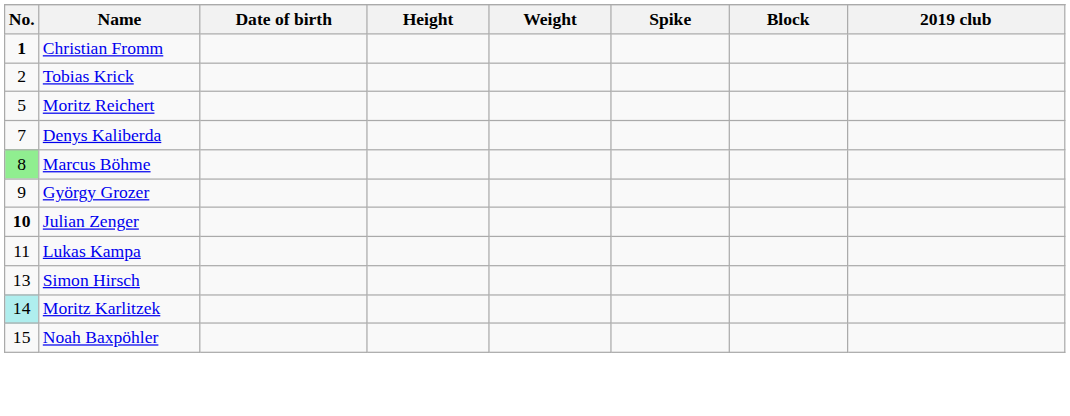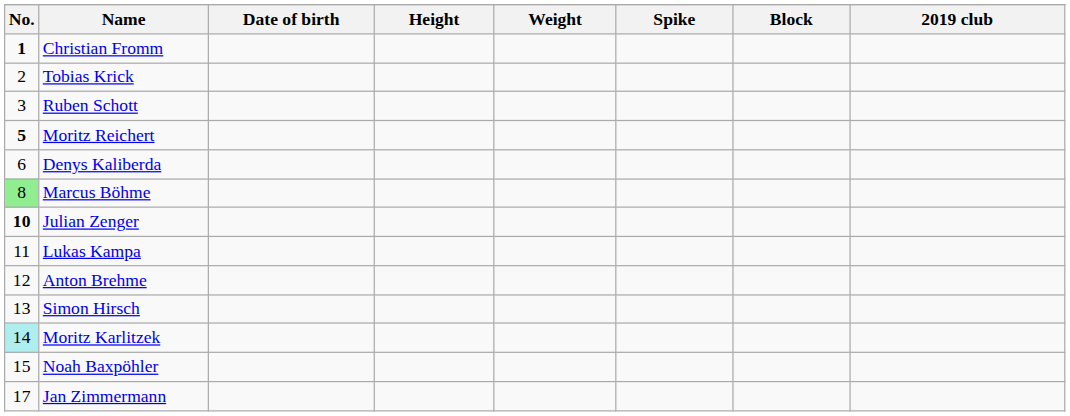+ row: (90, 106)
(22, 106) normal -> (22, 135) bold
(22, 135) 7 -> (22, 164) 6
- row: (96, 193)
+ row: (95, 280)
+ row: (104, 396)
